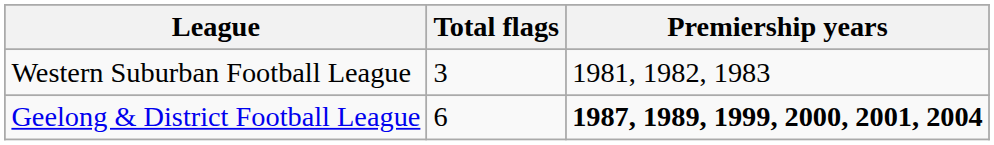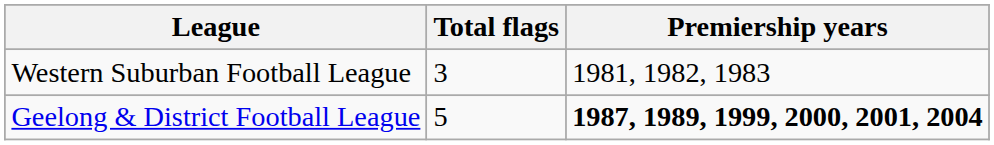(441, 116) 6 -> (441, 116) 5
